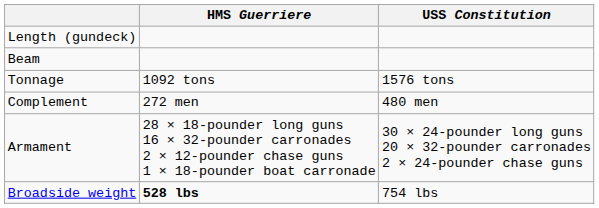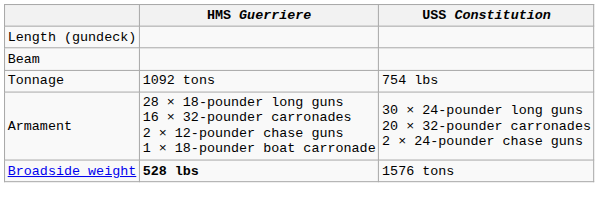(418, 81) 1576 tons -> (410, 81) 754 lbs
- row: (48, 103)
(410, 193) 754 lbs -> (418, 171) 1576 tons
